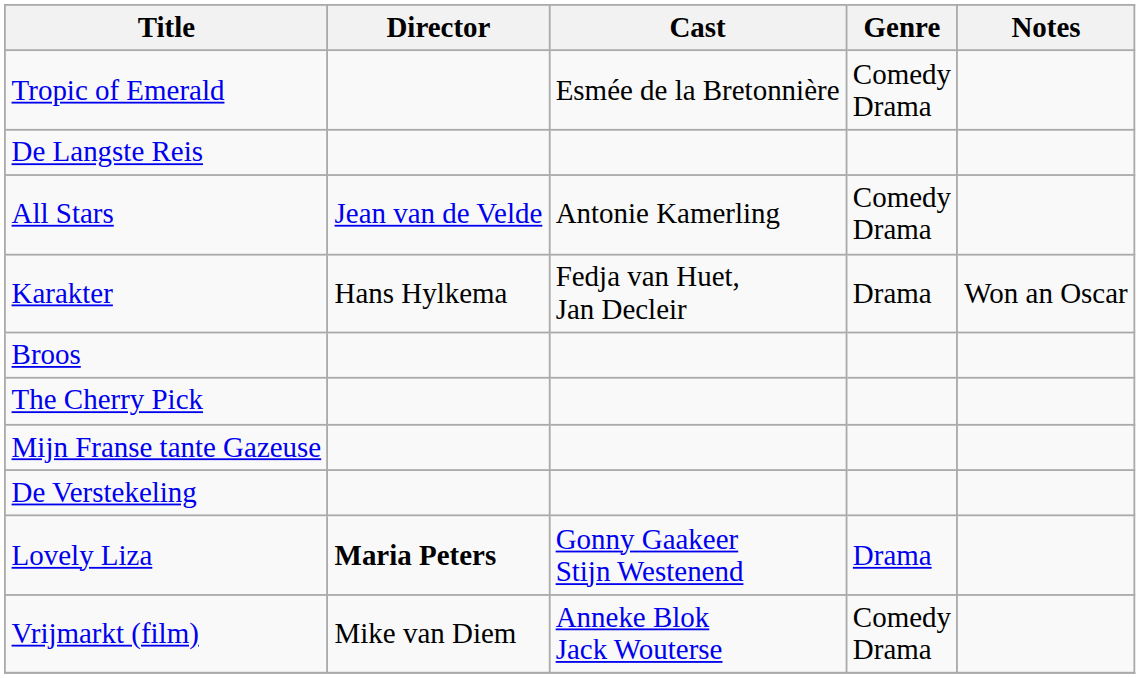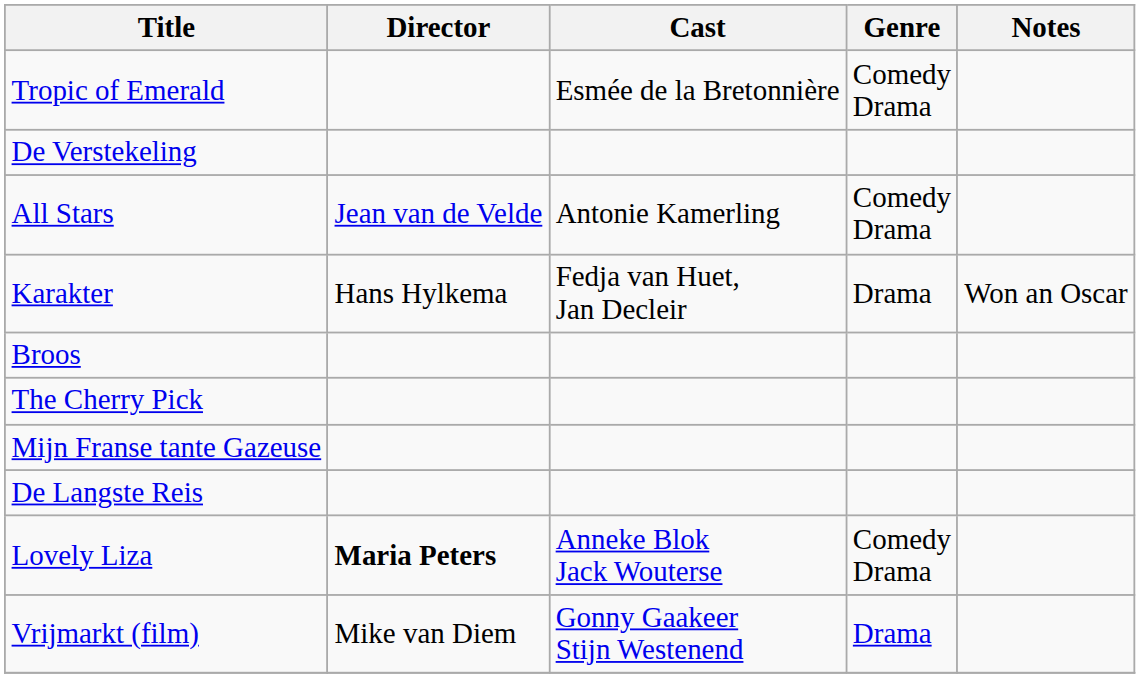rows swapped: (107, 151) <-> (104, 492)
(650, 554) Gonny Gaakeer Stijn Westenend -> (639, 554) Anneke Blok Jack Wouterse
(892, 554) Drama -> (902, 554) Comedy Drama
(639, 633) Anneke Blok Jack Wouterse -> (650, 633) Gonny Gaakeer Stijn Westenend
(902, 633) Comedy Drama -> (892, 633) Drama
